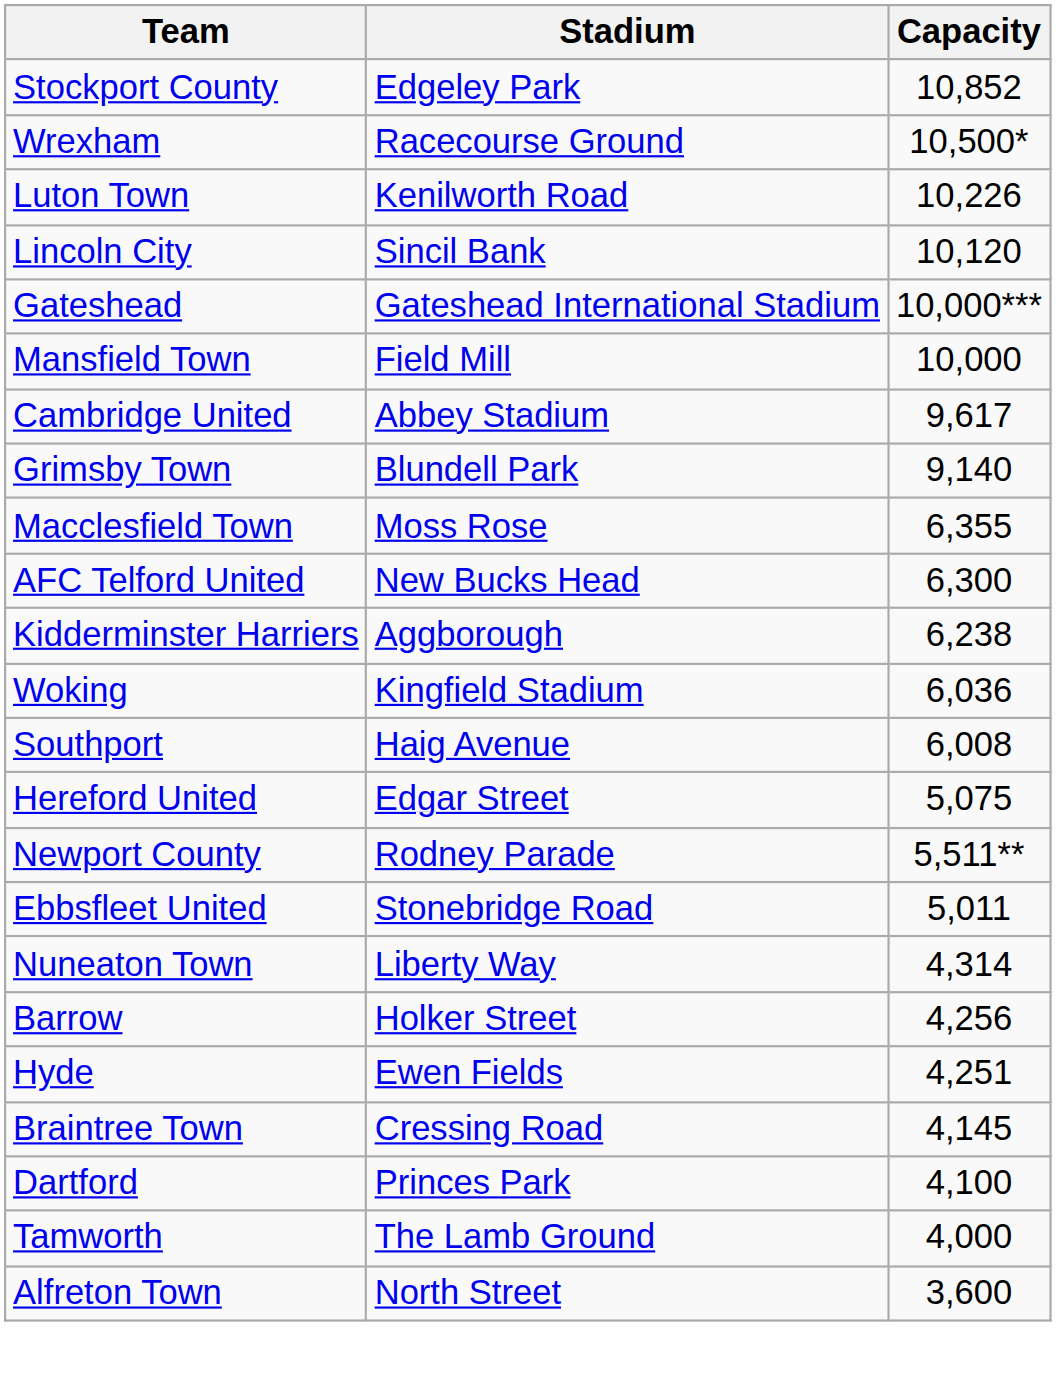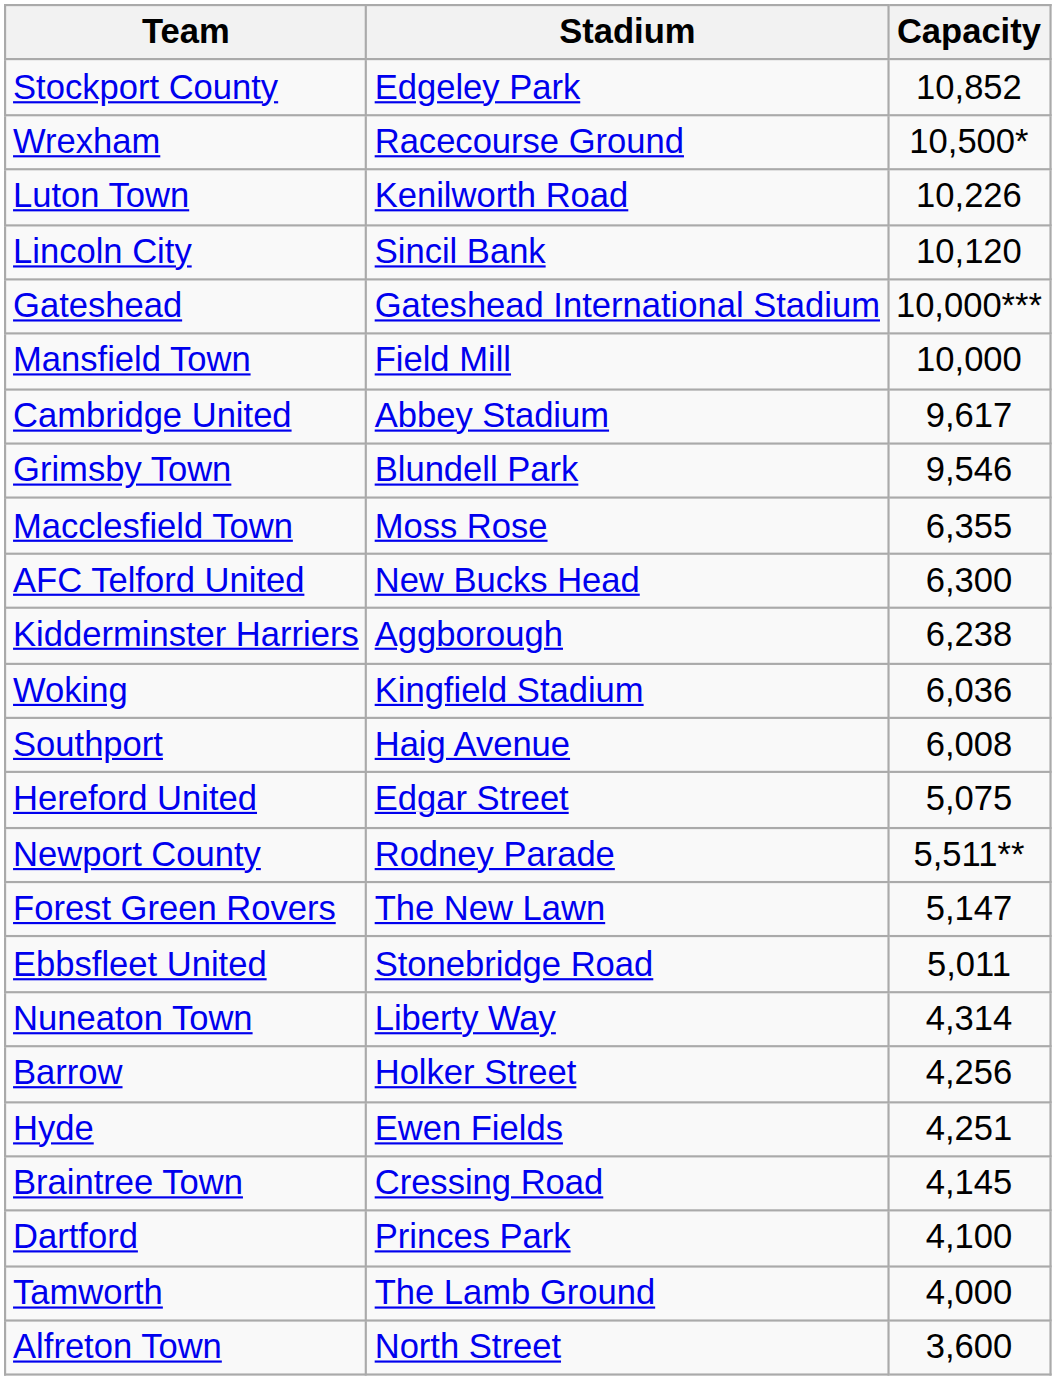(969, 470) 9,140 -> (969, 470) 9,546
+ row: (174, 908)
